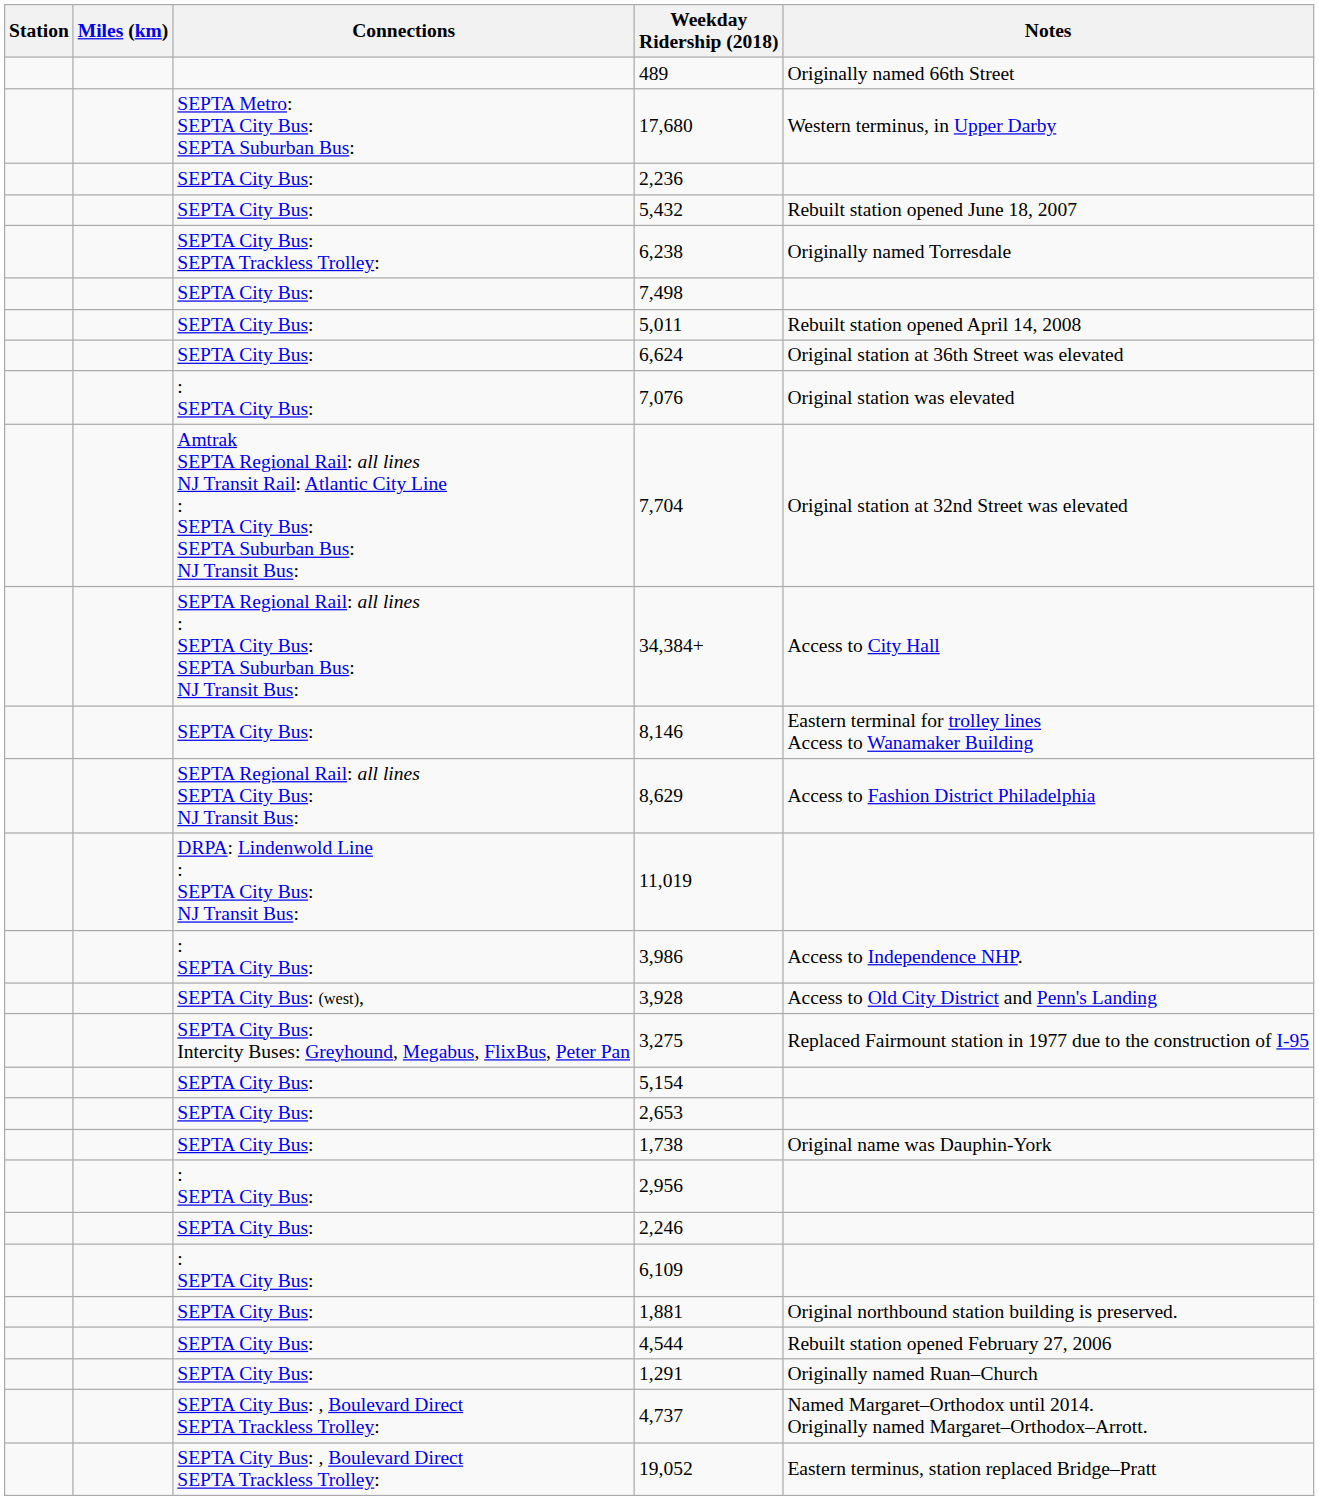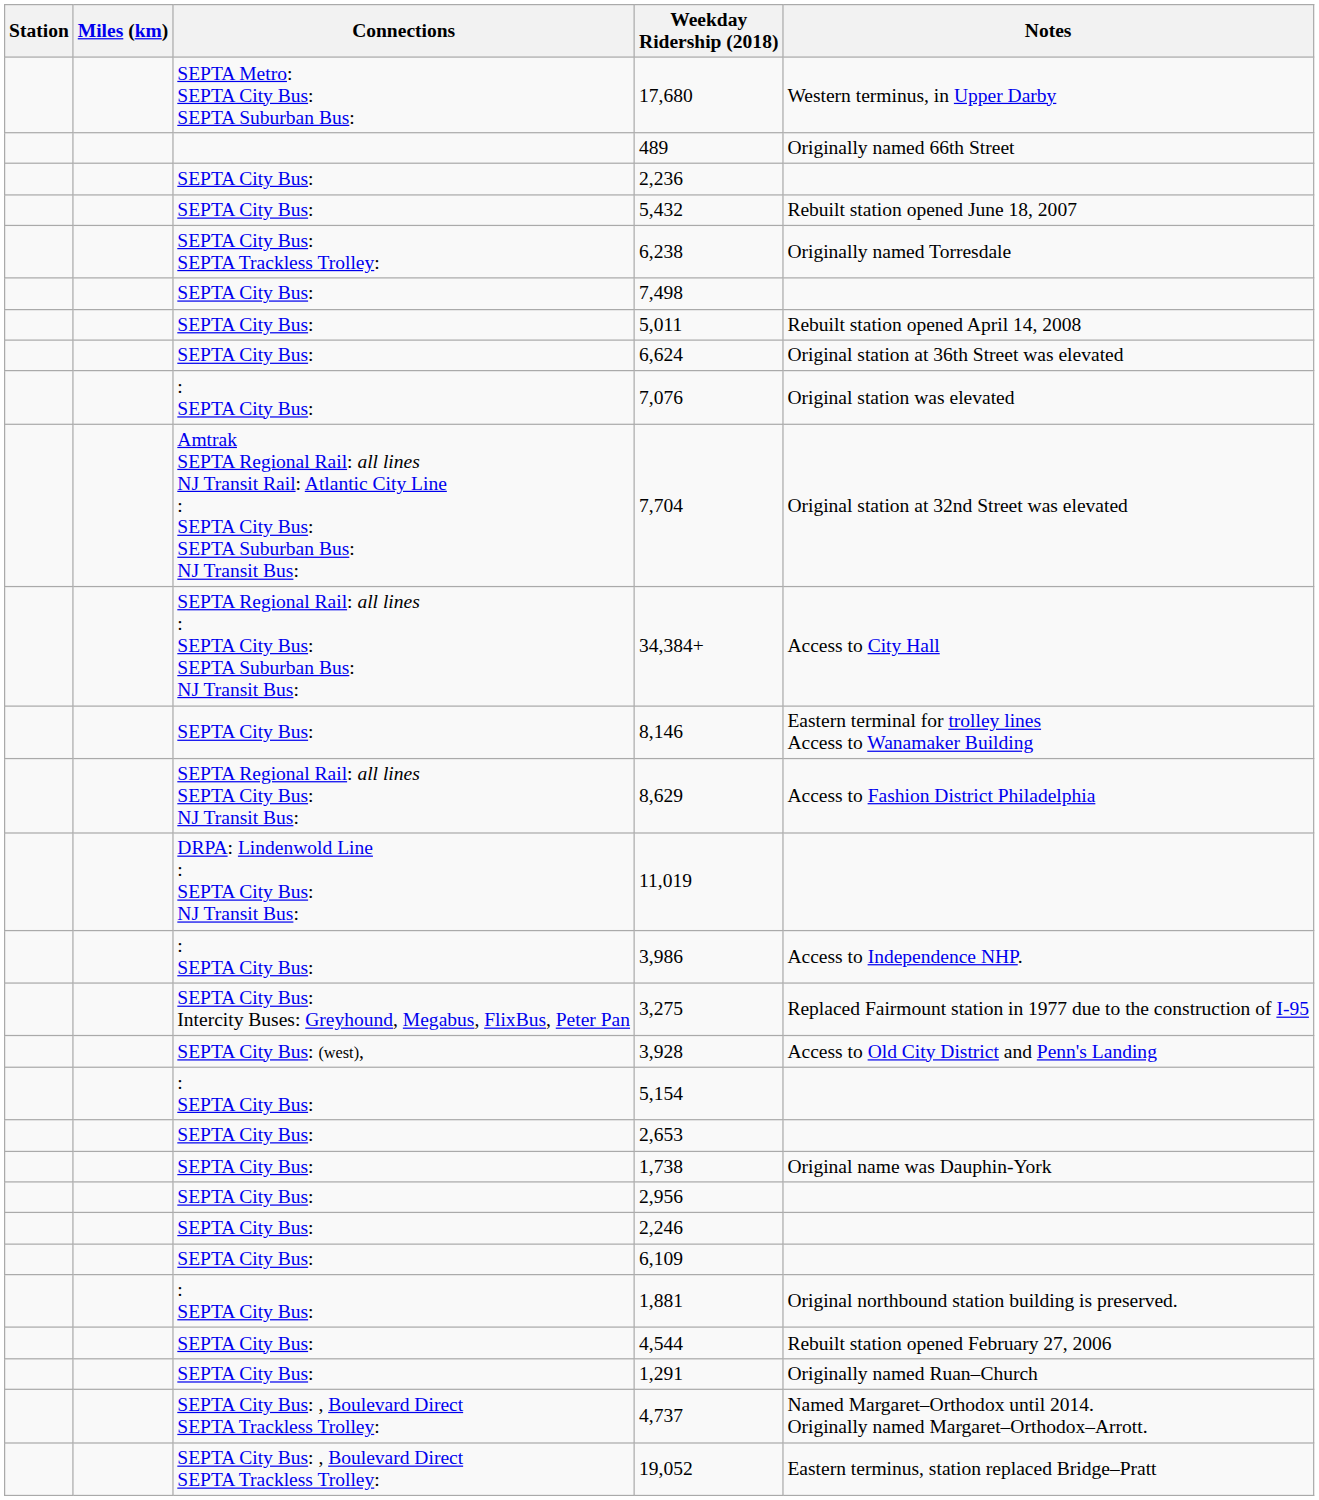rows swapped: (666, 125) <-> (654, 72)
rows swapped: (661, 998) <-> (661, 1040)
(245, 1082) SEPTA City Bus: -> (245, 1093) : SEPTA City Bus:
(245, 1186) : SEPTA City Bus: -> (245, 1197) SEPTA City Bus:
(245, 1270) : SEPTA City Bus: -> (245, 1259) SEPTA City Bus:
(245, 1311) SEPTA City Bus: -> (245, 1300) : SEPTA City Bus:
